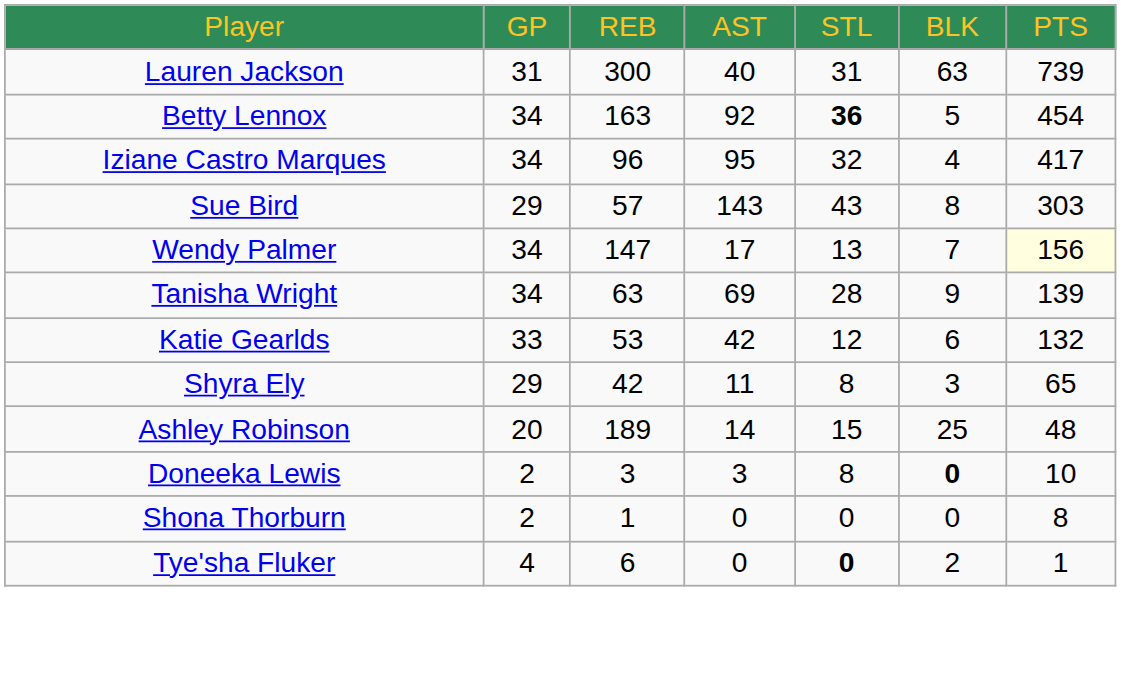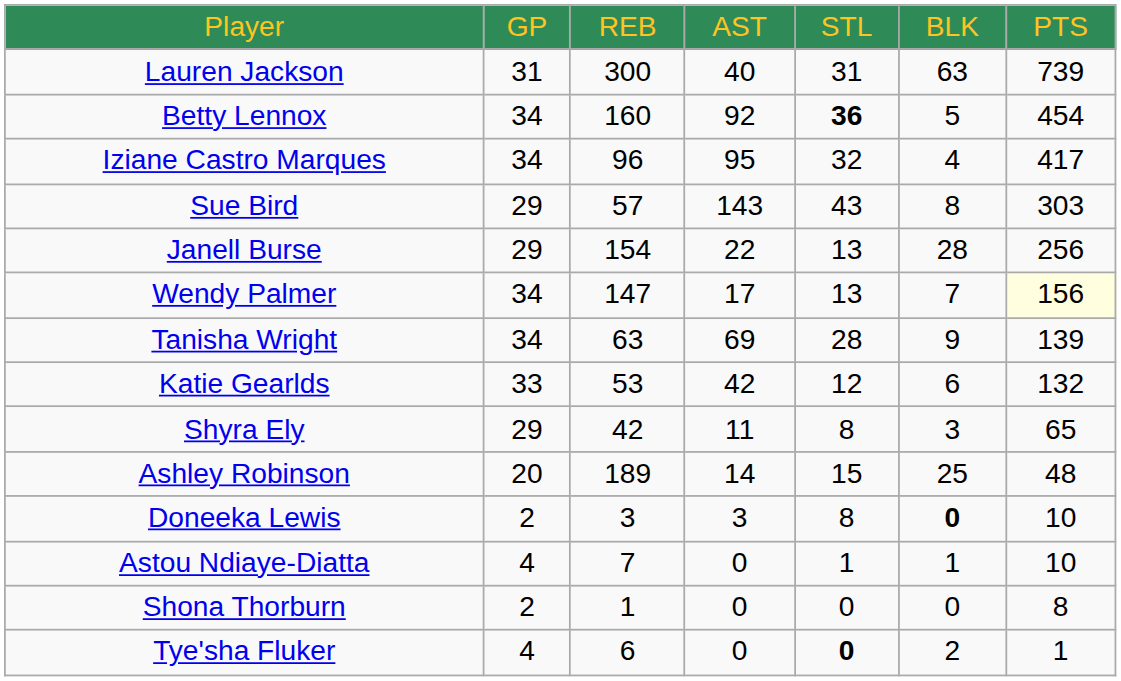(628, 116) 163 -> (628, 116) 160
+ row: (244, 250)
+ row: (244, 562)
